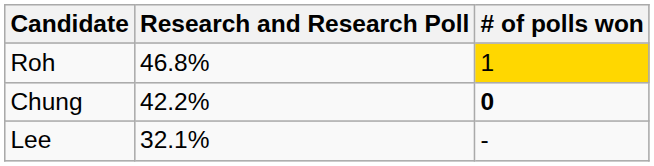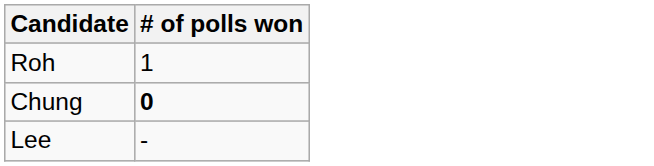- column: (305, 23)
(487, 62) gold background -> (147, 62) no background
